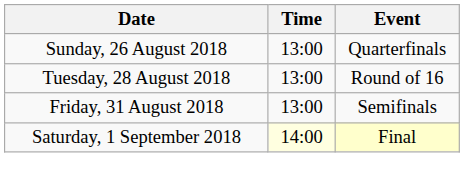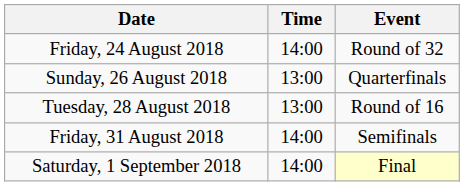+ row: (136, 48)
(302, 107) 13:00 -> (302, 136) 14:00
(302, 136) lightyellow background -> (302, 166) no background
